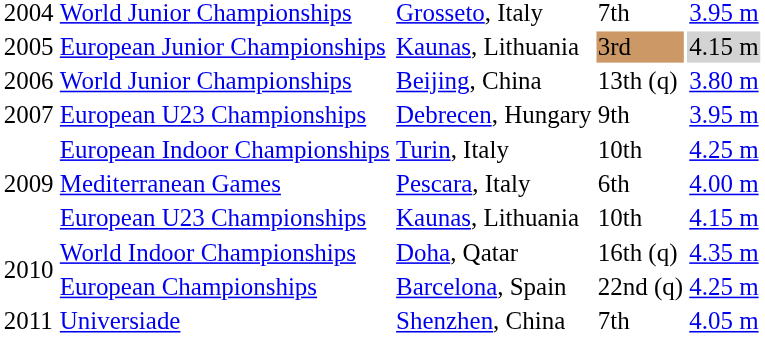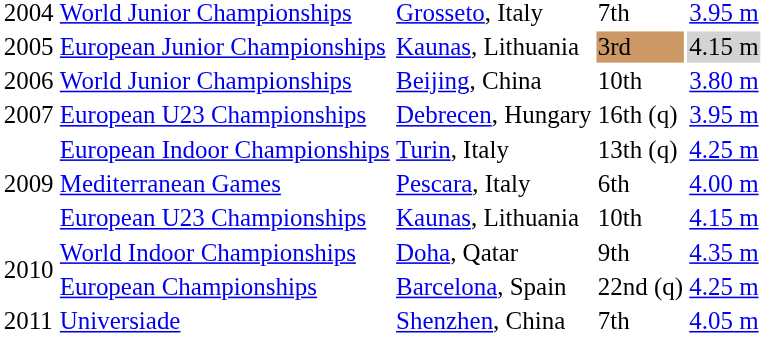(638, 81) 13th (q) -> (620, 81) 10th
(614, 115) 9th -> (638, 115) 16th (q)
(620, 149) 10th -> (638, 149) 13th (q)
(638, 252) 16th (q) -> (614, 252) 9th
